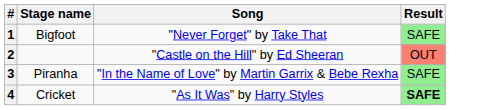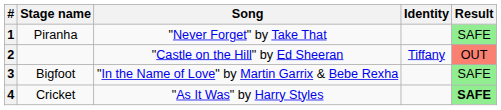+ column: (426, 14)
(56, 34) Bigfoot -> (56, 34) Piranha
(56, 74) Piranha -> (56, 74) Bigfoot
